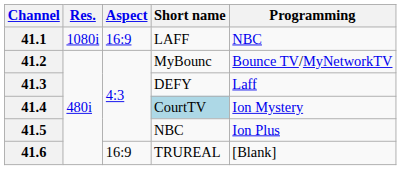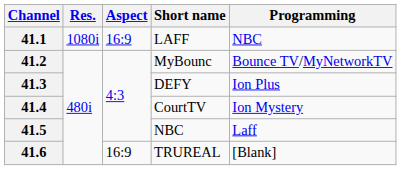(245, 84) Laff -> (256, 84) Ion Plus
(180, 107) lightblue background -> (180, 107) no background
(256, 130) Ion Plus -> (245, 130) Laff
